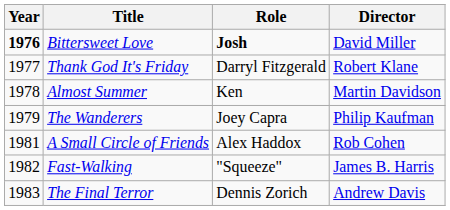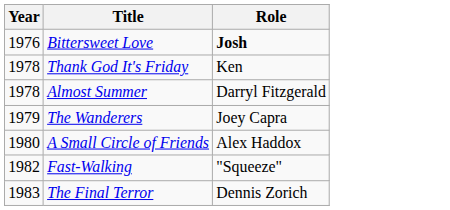- column: (387, 17)
(24, 42) bold -> (24, 42) normal
(24, 67) 1977 -> (24, 67) 1978
(271, 67) Darryl Fitzgerald -> (230, 67) Ken
(230, 92) Ken -> (271, 92) Darryl Fitzgerald
(24, 142) 1981 -> (24, 142) 1980
